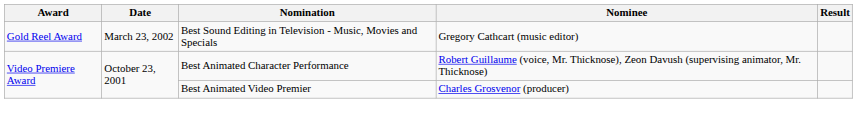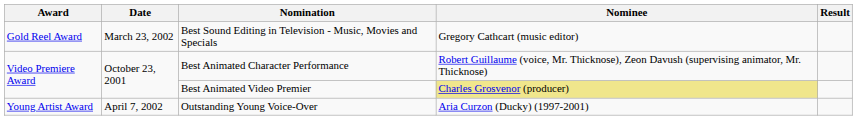(504, 89) no background -> (504, 89) khaki background
+ row: (249, 106)
